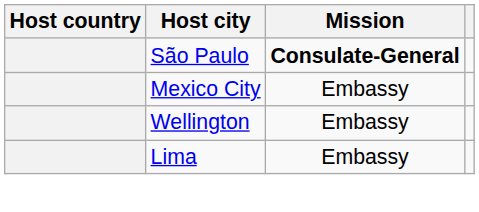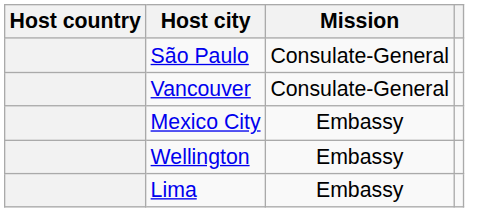(365, 55) bold -> (360, 55) normal
+ row: (201, 88)
